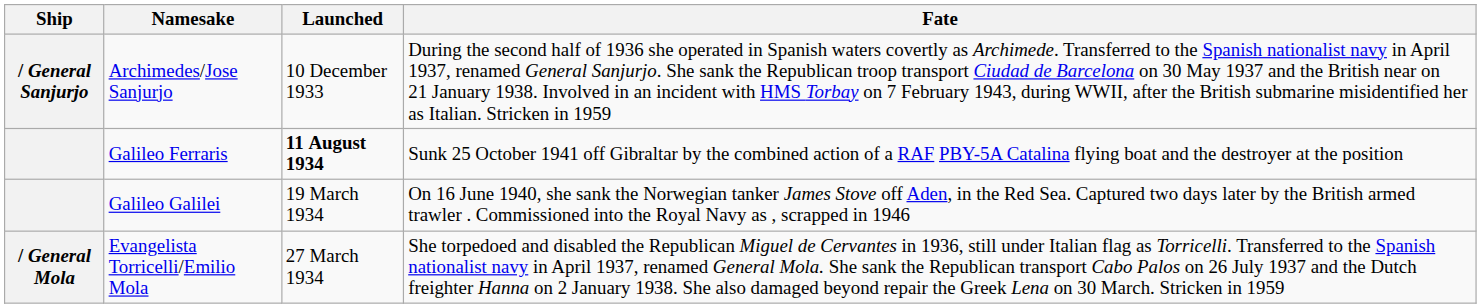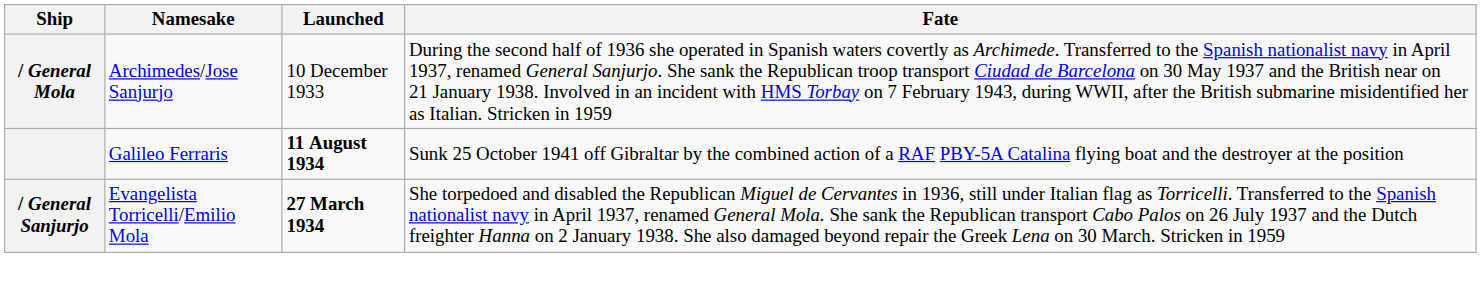(54, 81) / General Sanjurjo -> (55, 81) / General Mola
- row: (164, 204)
(54, 266) / General Mola -> (55, 215) / General Sanjurjo
(322, 266) normal -> (325, 215) bold
